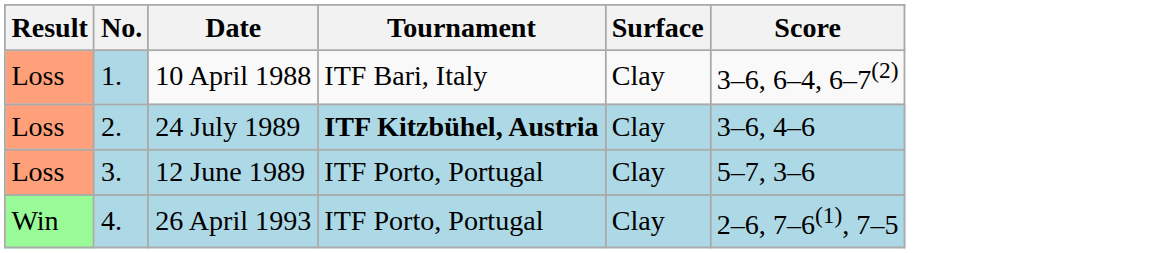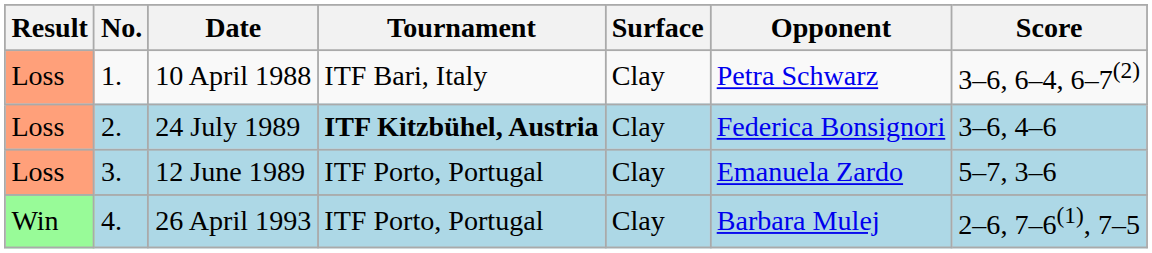+ column: (831, 26)
(111, 76) lightblue background -> (111, 76) no background
